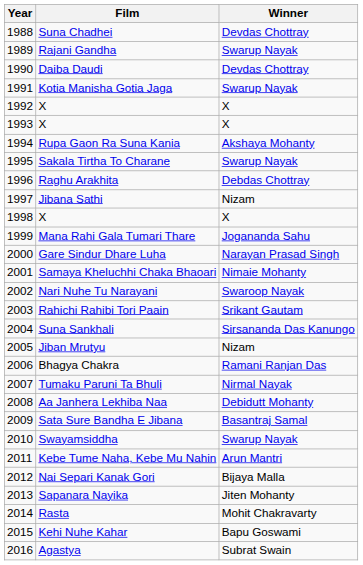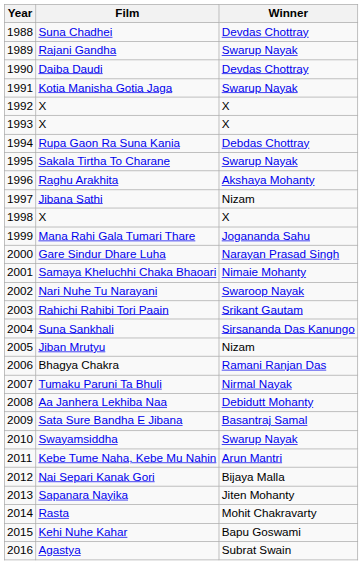(268, 143) Akshaya Mohanty -> (266, 143) Debdas Chottray
(266, 180) Debdas Chottray -> (268, 180) Akshaya Mohanty
